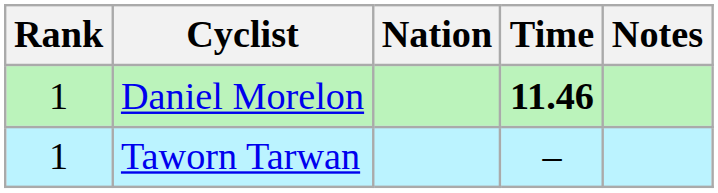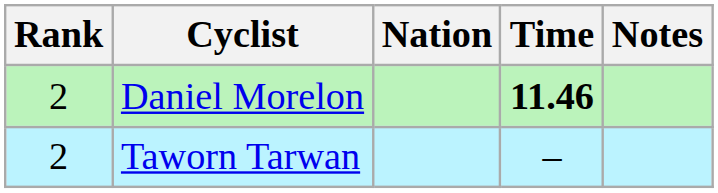(59, 95) 1 -> (59, 95) 2
(59, 156) 1 -> (59, 156) 2
